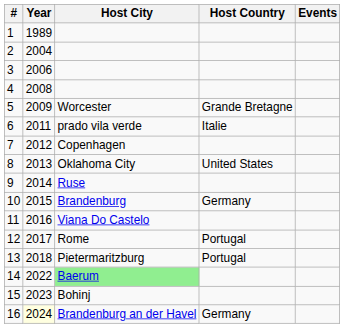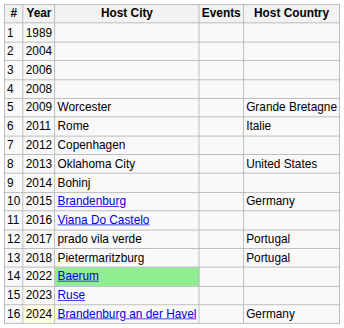columns swapped: (247, 13) <-> (318, 13)
(100, 126) prado vila verde -> (73, 126) Rome
(71, 182) Ruse -> (74, 182) Bohinj
(73, 239) Rome -> (100, 239) prado vila verde
(74, 295) Bohinj -> (71, 295) Ruse
